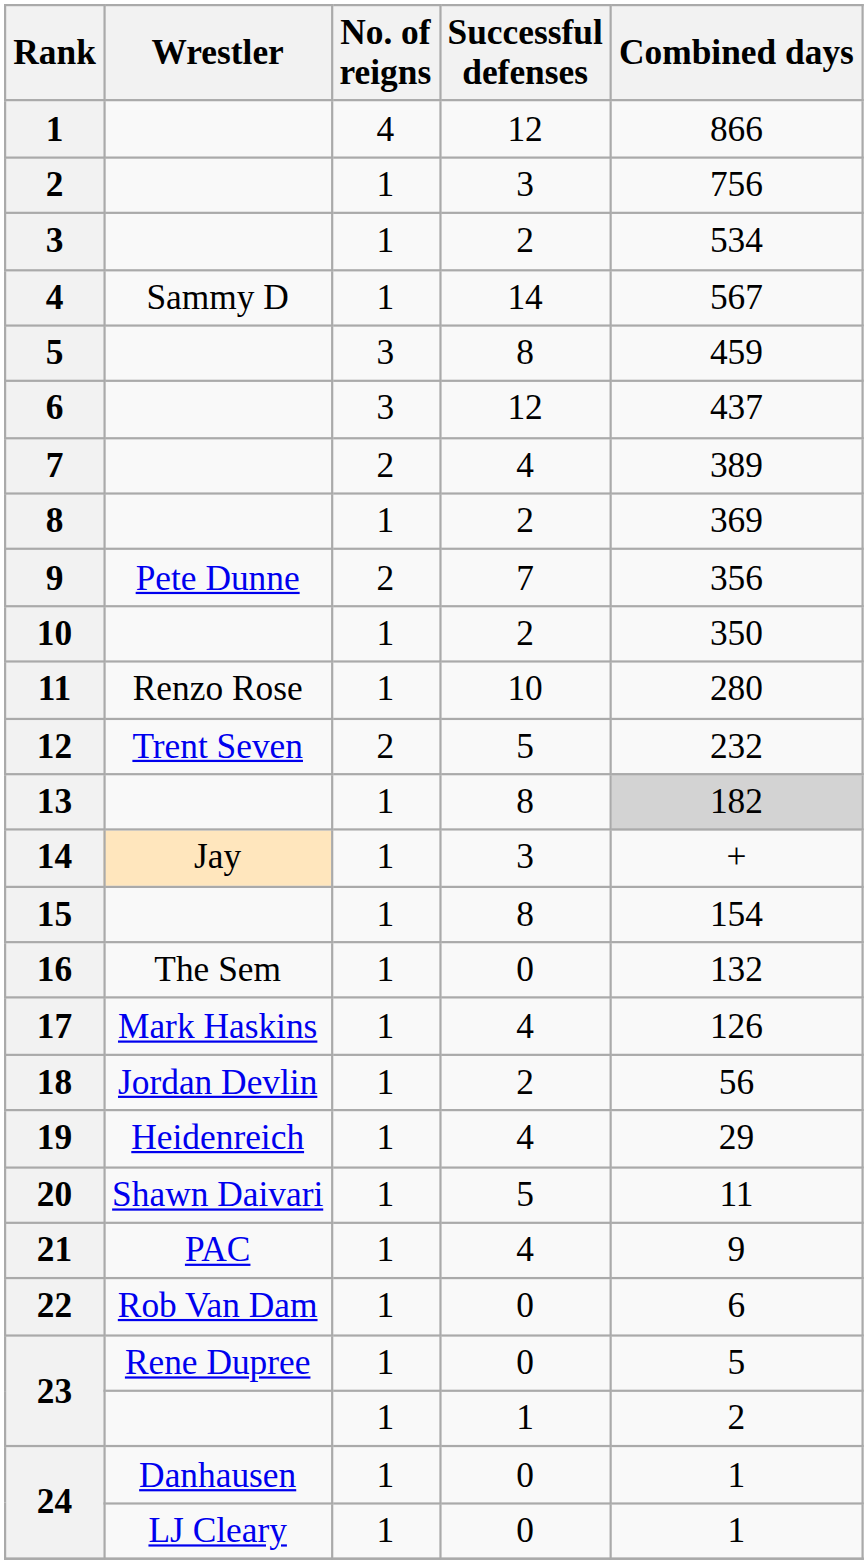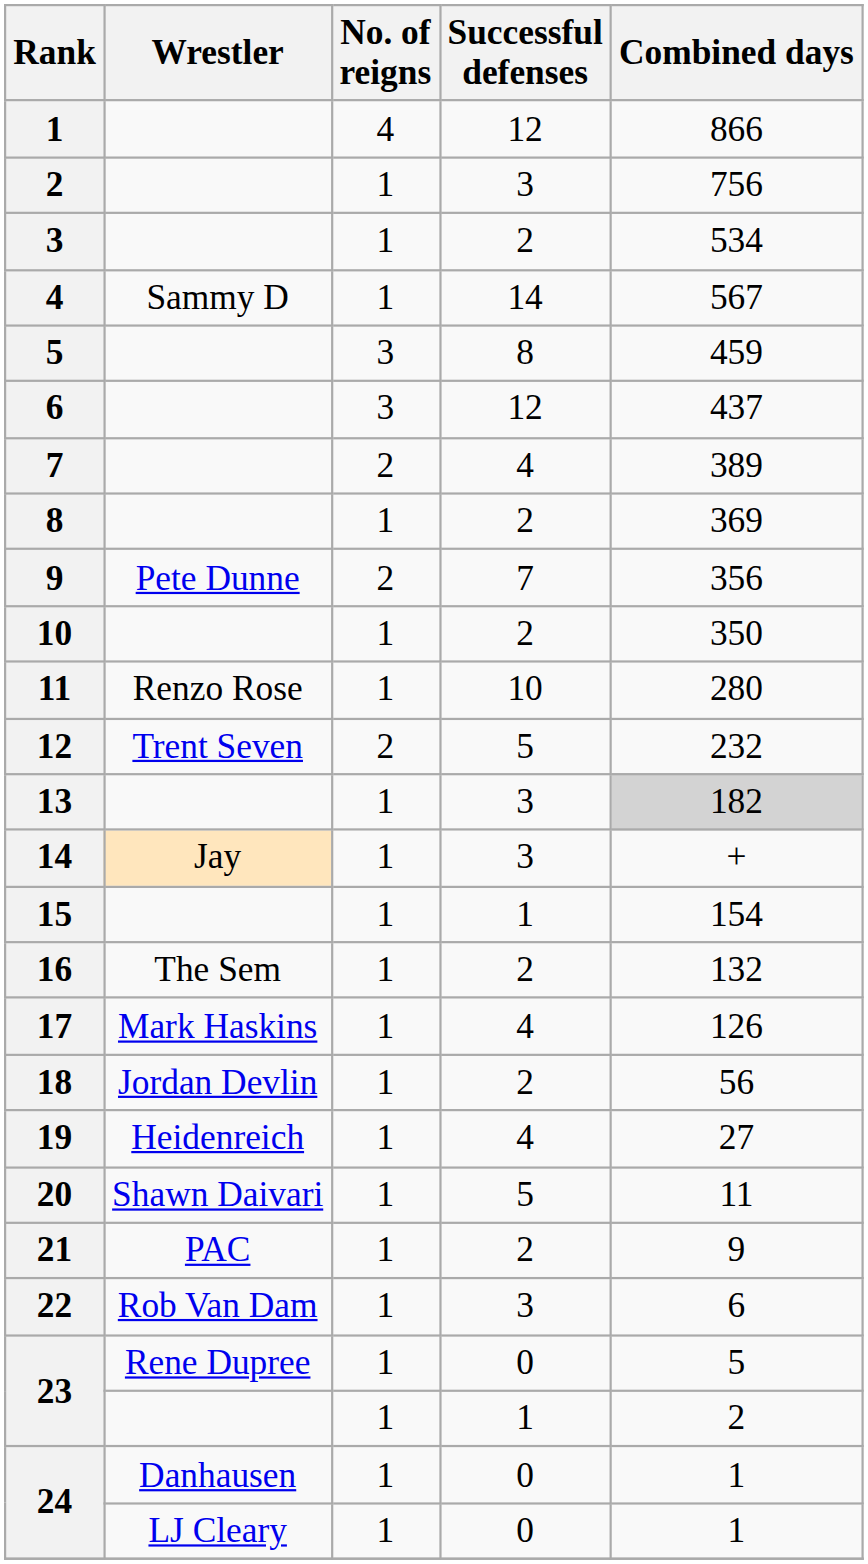(525, 801) 8 -> (525, 801) 3
(525, 913) 8 -> (525, 913) 1
(525, 969) 0 -> (525, 969) 2
(736, 1137) 29 -> (736, 1137) 27
(525, 1249) 4 -> (525, 1249) 2
(525, 1306) 0 -> (525, 1306) 3
